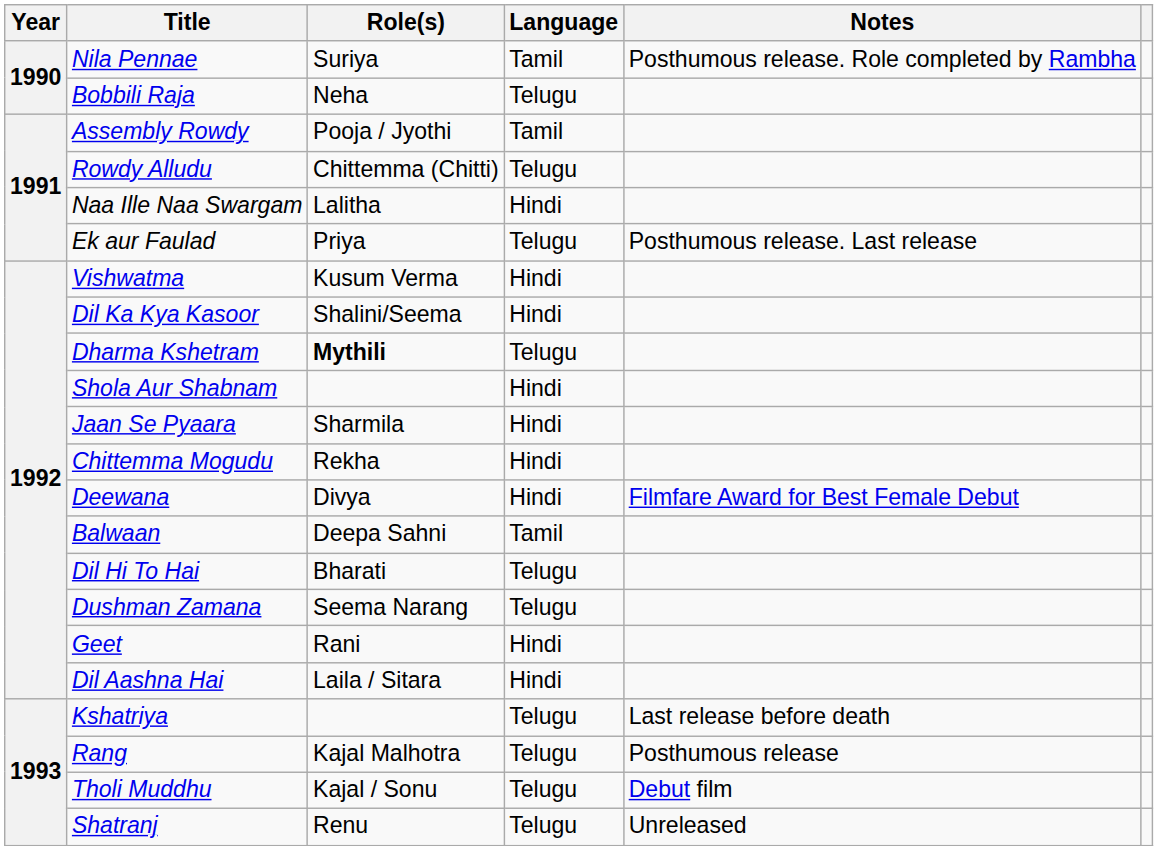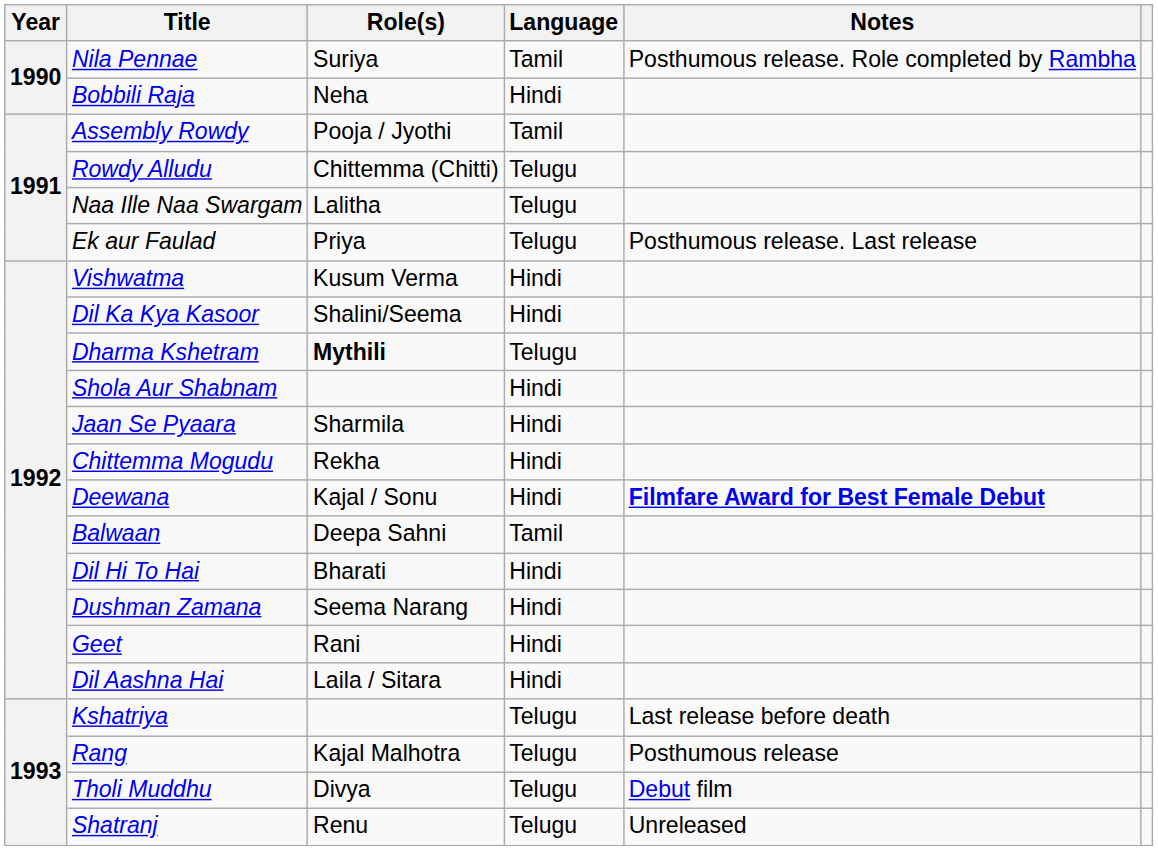(543, 95) Telugu -> (536, 95) Hindi
(536, 205) Hindi -> (543, 205) Telugu
(342, 497) Divya -> (375, 497) Kajal / Sonu
(824, 497) normal -> (837, 497) bold
(543, 570) Telugu -> (536, 570) Hindi
(543, 607) Telugu -> (536, 607) Hindi
(375, 790) Kajal / Sonu -> (342, 790) Divya
